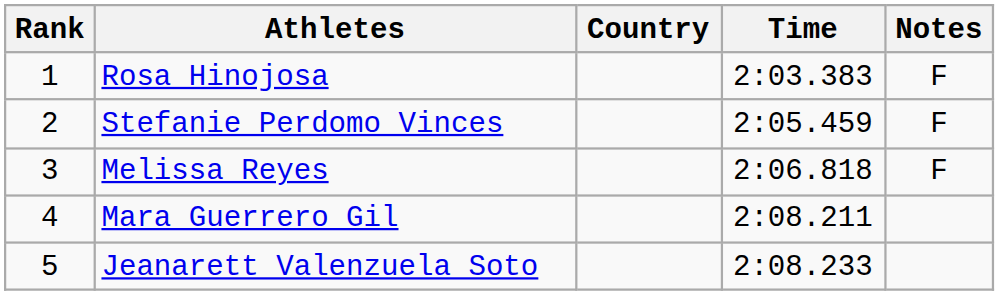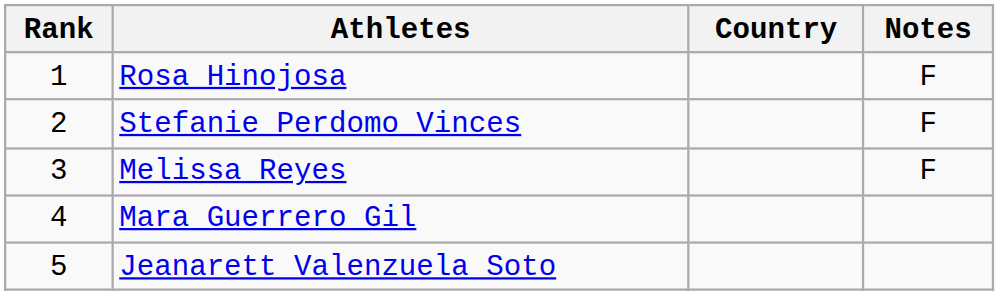- column: (803, 29)
